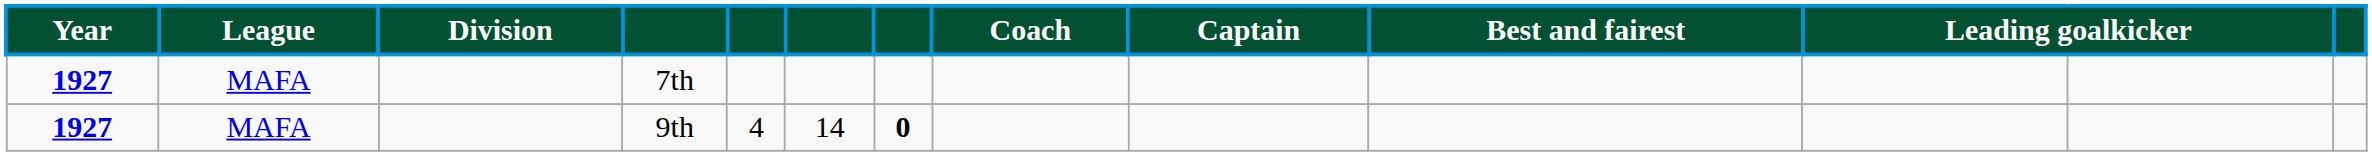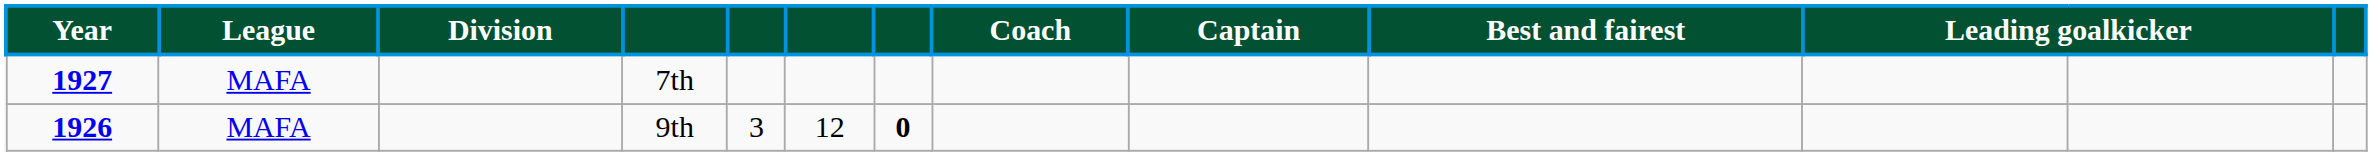(82, 126) 1927 -> (82, 126) 1926
(756, 126) 4 -> (756, 126) 3
(830, 126) 14 -> (830, 126) 12
